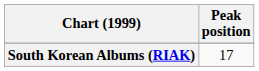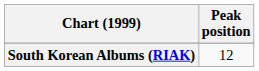(226, 54) 17 -> (226, 54) 12
